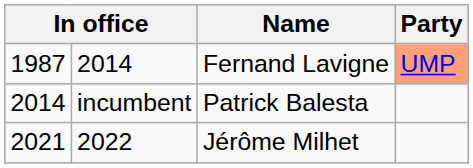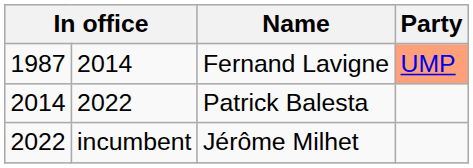(134, 102) incumbent -> (105, 102) 2022
(38, 142) 2021 -> (38, 142) 2022
(105, 142) 2022 -> (134, 142) incumbent
